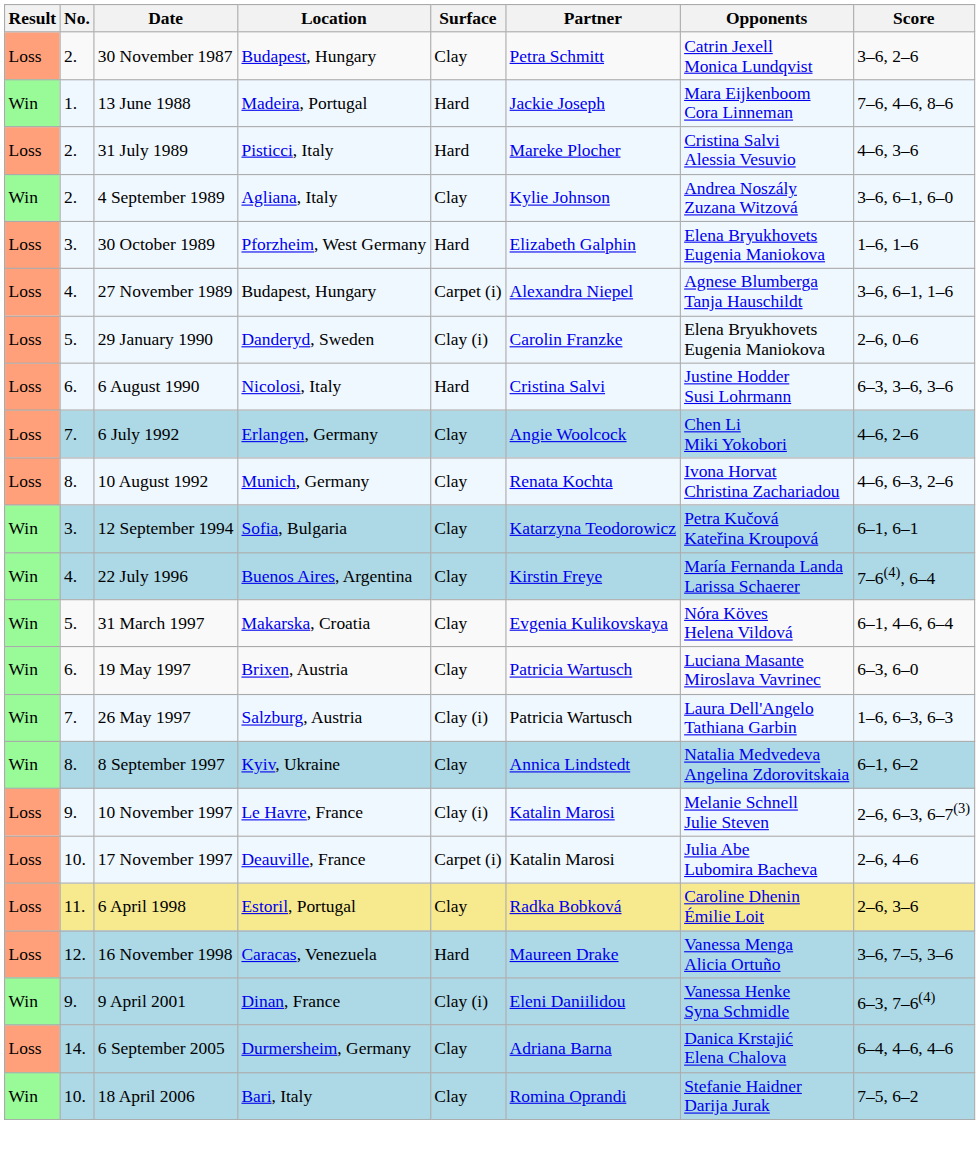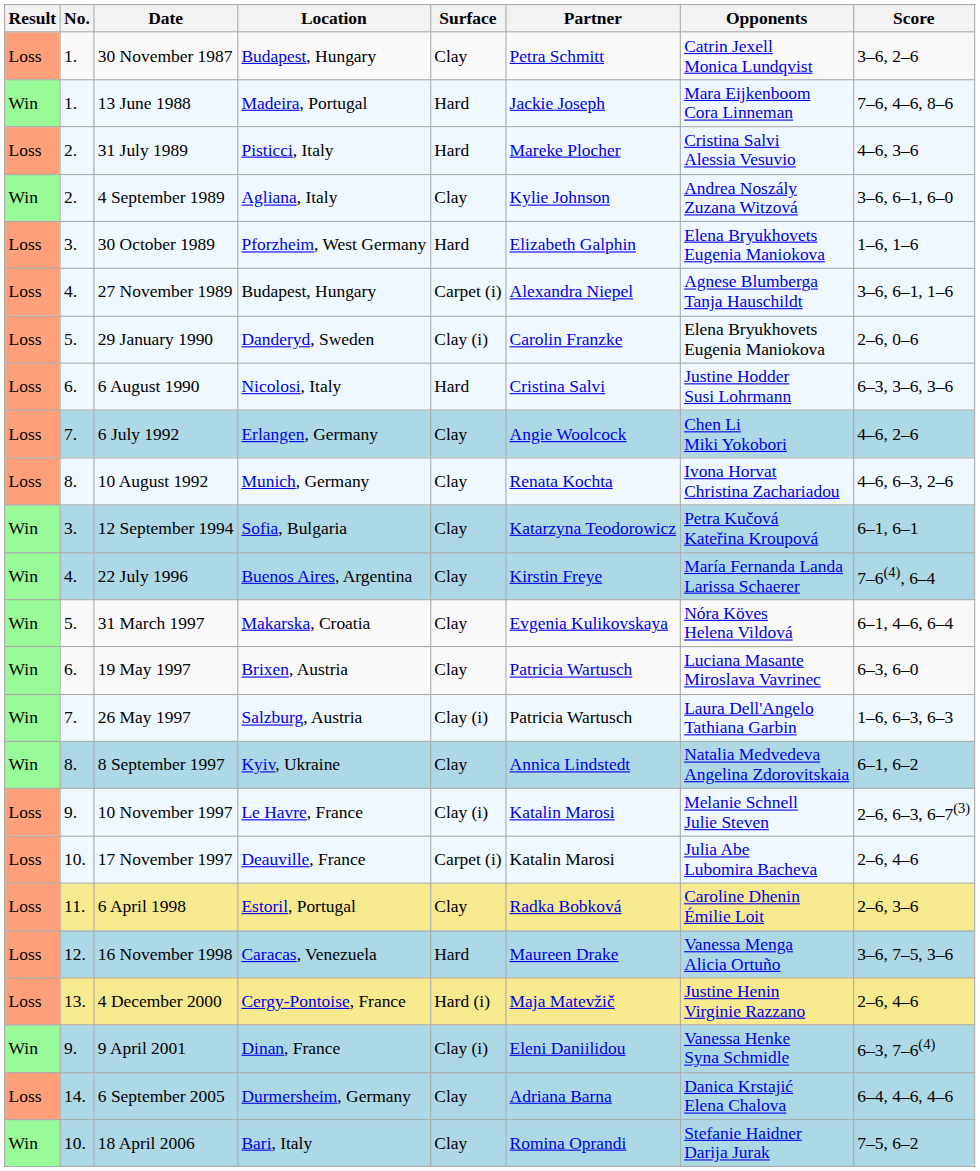(71, 55) 2. -> (71, 55) 1.
+ row: (160, 1001)
